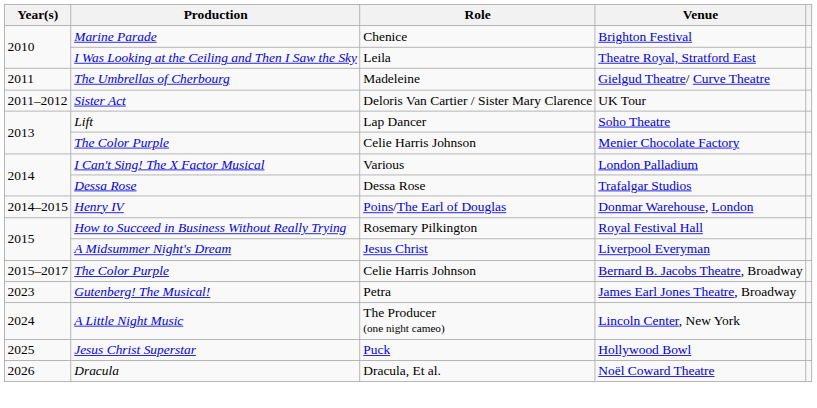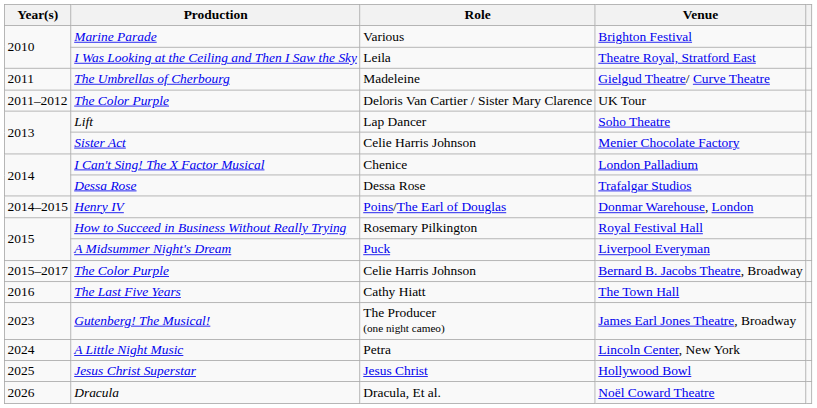(385, 36) Chenice -> (384, 36) Various
(100, 100) Sister Act -> (122, 100) The Color Purple
(122, 143) The Color Purple -> (100, 143) Sister Act
(384, 164) Various -> (385, 164) Chenice
(396, 249) Jesus Christ -> (377, 249) Puck
+ row: (639, 292)
(377, 292) Petra -> (404, 321) The Producer (one night cameo)
(404, 321) The Producer (one night cameo) -> (377, 350) Petra
(377, 350) Puck -> (396, 371) Jesus Christ
